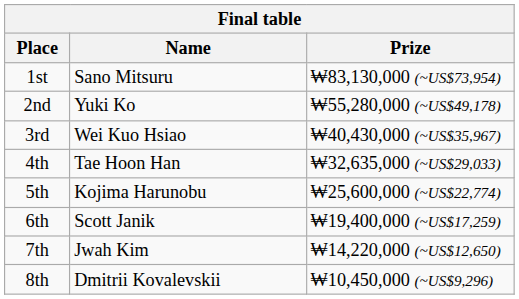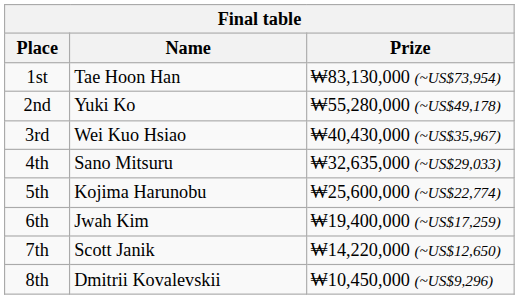(124, 76) Sano Mitsuru -> (127, 76) Tae Hoon Han
(127, 163) Tae Hoon Han -> (124, 163) Sano Mitsuru
(114, 221) Scott Janik -> (111, 221) Jwah Kim
(111, 250) Jwah Kim -> (114, 250) Scott Janik
